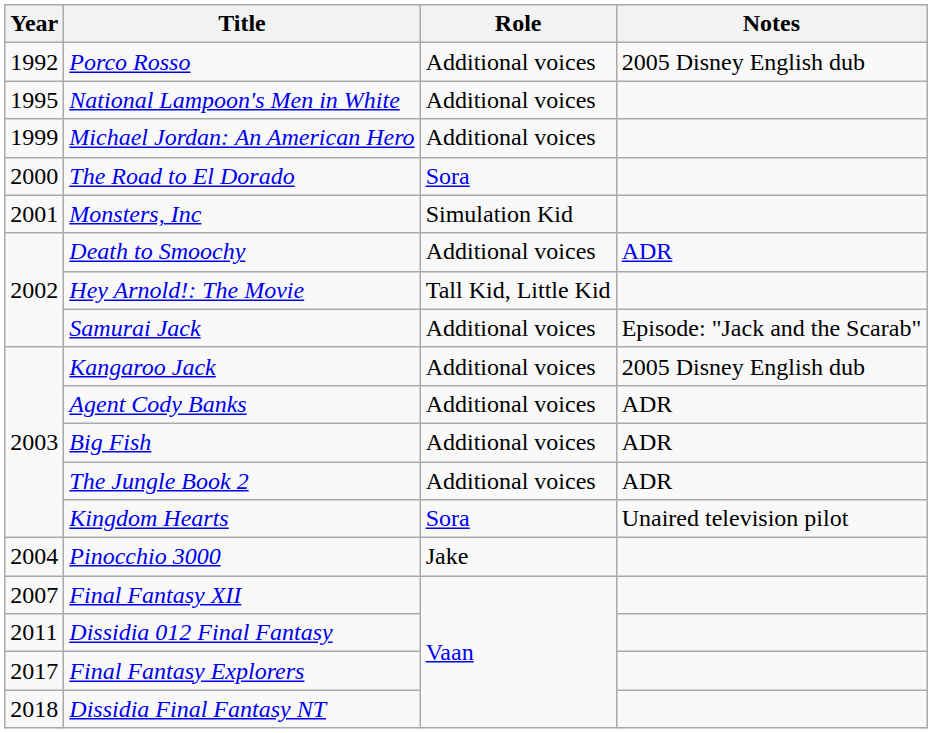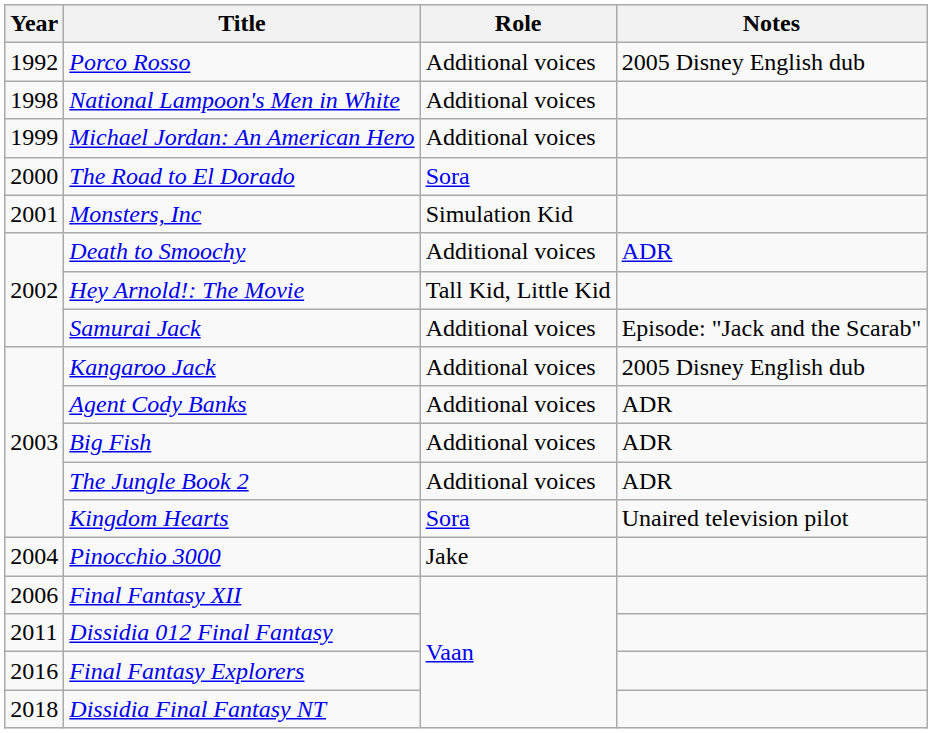(34, 99) 1995 -> (34, 99) 1998
(34, 594) 2007 -> (34, 594) 2006
(34, 670) 2017 -> (34, 670) 2016
